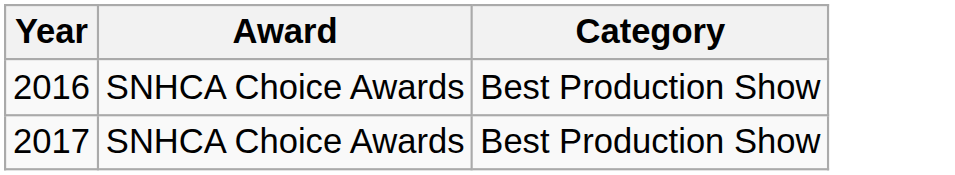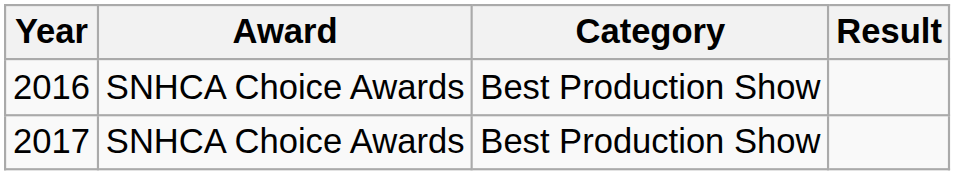+ column: (889, 31)
